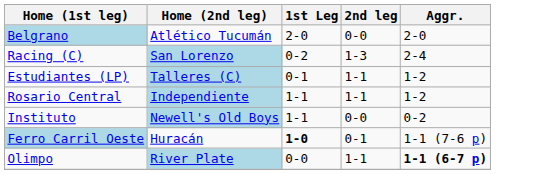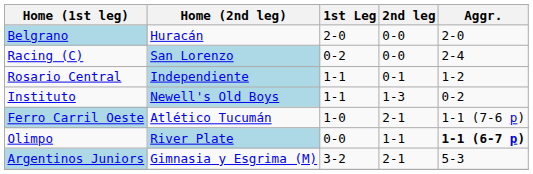(211, 35) Atlético Tucumán -> (177, 35) Huracán
(356, 56) 1-3 -> (394, 56) 0-0
- row: (68, 76)
(356, 97) 1-1 -> (394, 76) 0-1
(356, 118) 0-0 -> (394, 97) 1-3
(177, 138) Huracán -> (211, 118) Atlético Tucumán
(297, 138) bold -> (335, 118) normal
(356, 138) 0-1 -> (394, 118) 2-1
+ row: (76, 159)
